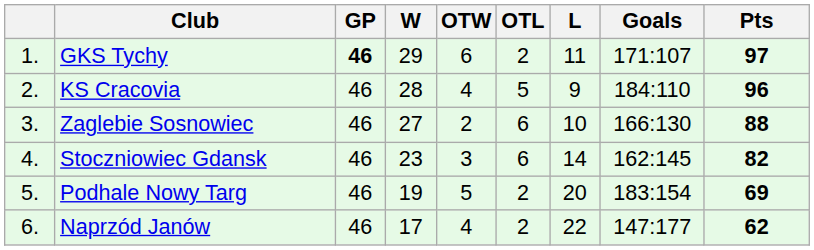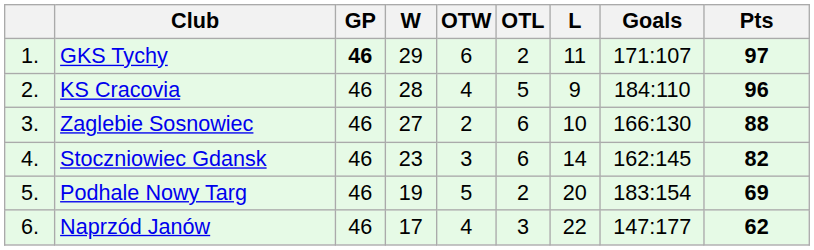(523, 227) 2 -> (523, 227) 3
